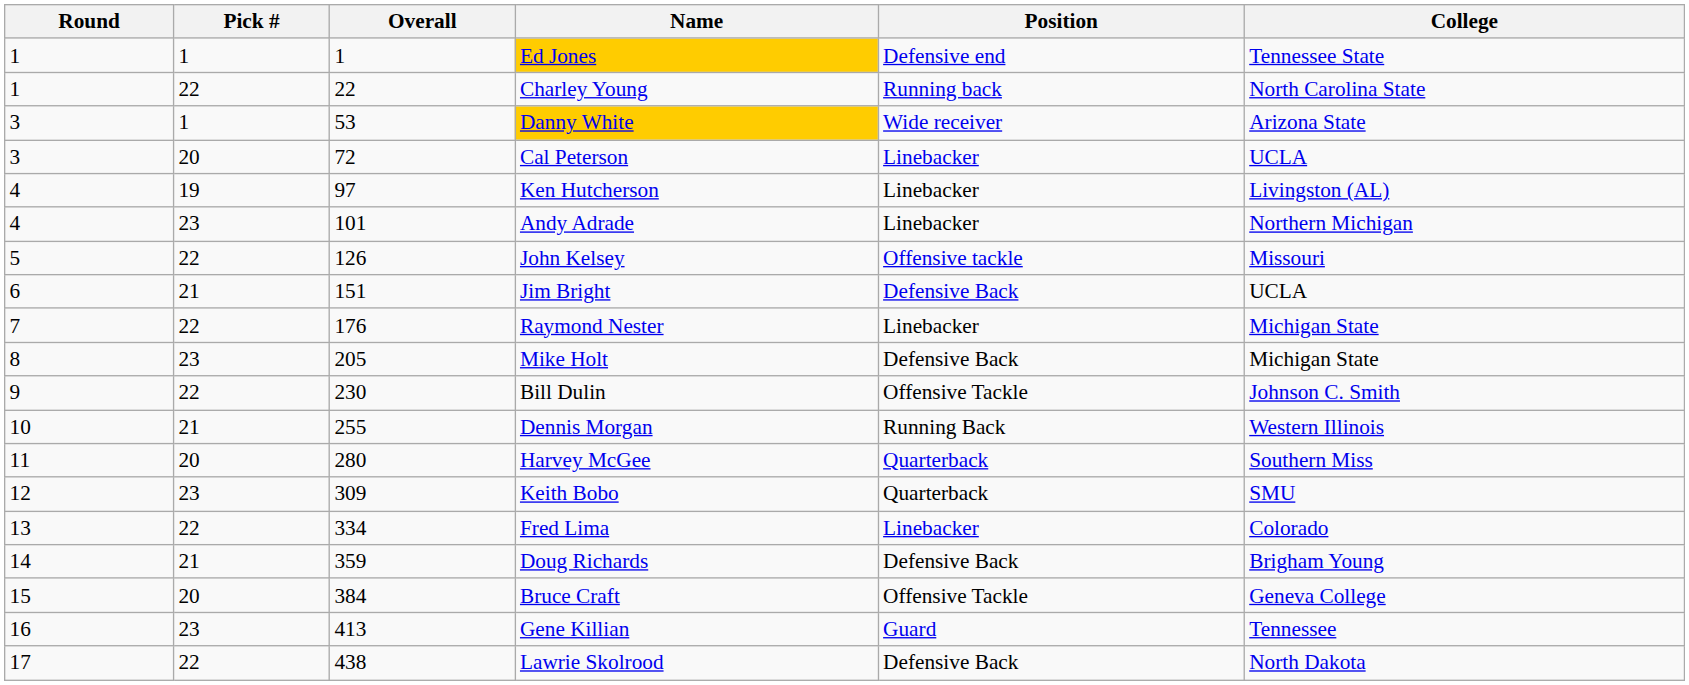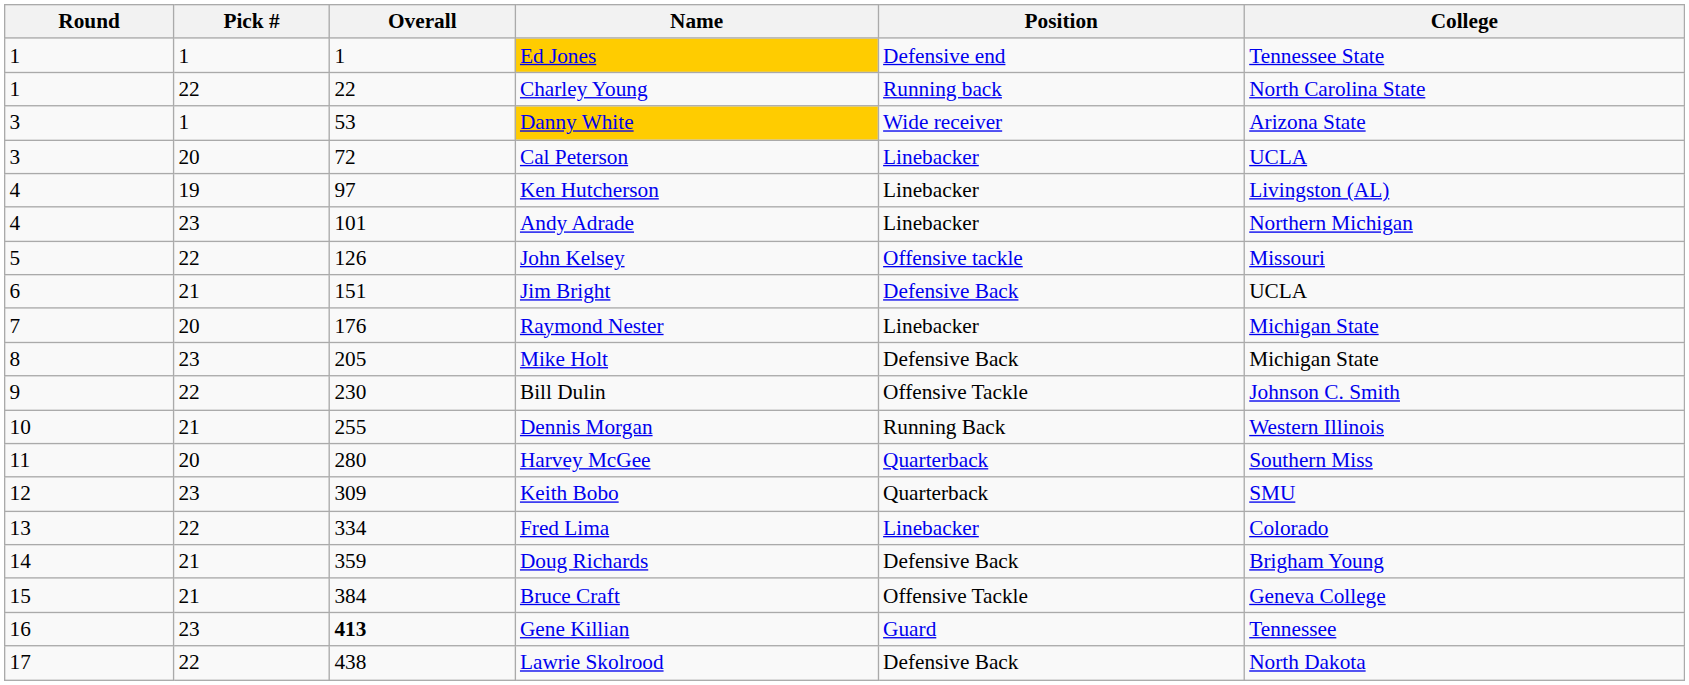(189, 325) 22 -> (189, 325) 20
(189, 595) 20 -> (189, 595) 21
(350, 628) normal -> (350, 628) bold
